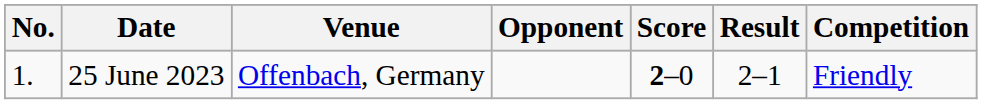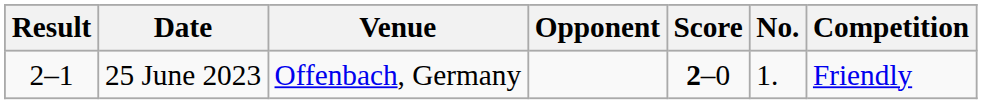columns swapped: (33, 27) <-> (760, 27)
